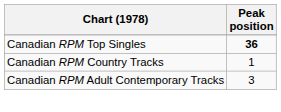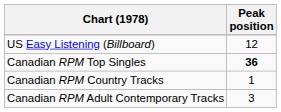+ row: (81, 44)
